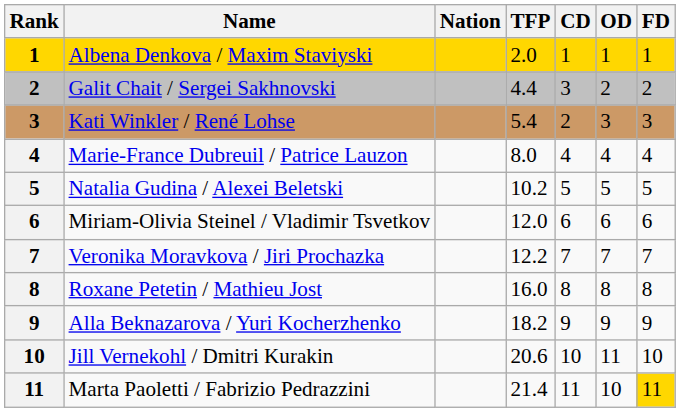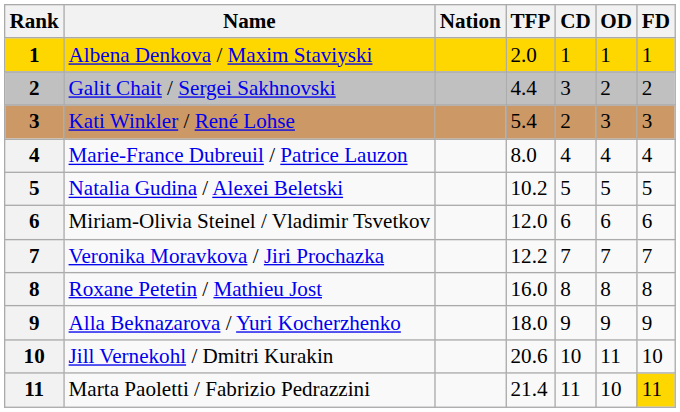(529, 322) 18.2 -> (529, 322) 18.0
